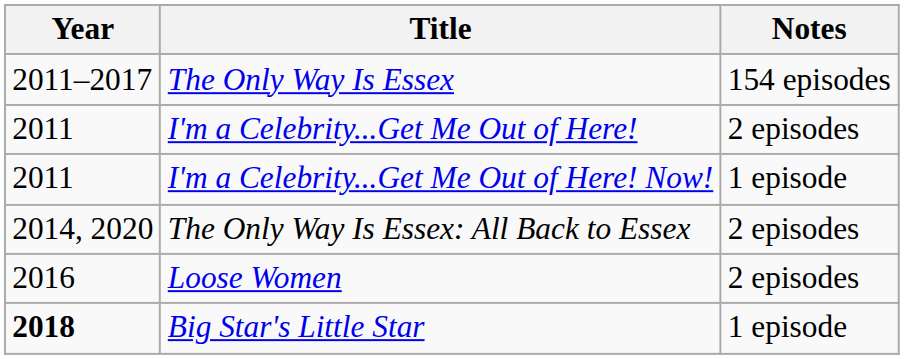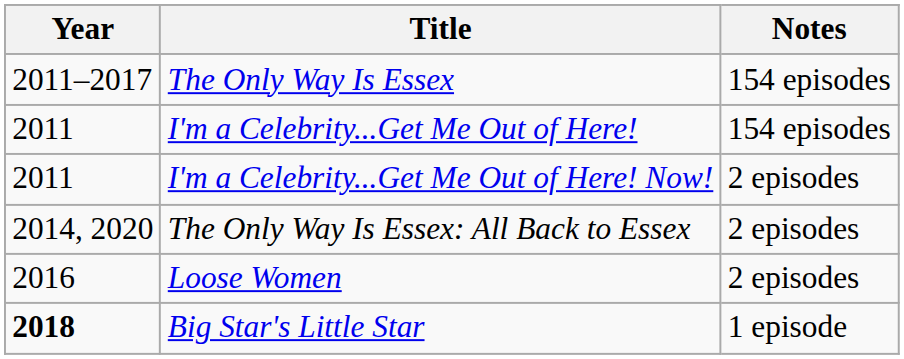(794, 128) 2 episodes -> (809, 128) 154 episodes
(787, 178) 1 episode -> (794, 178) 2 episodes
